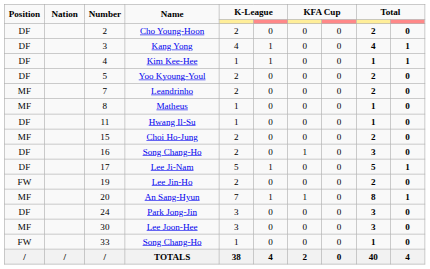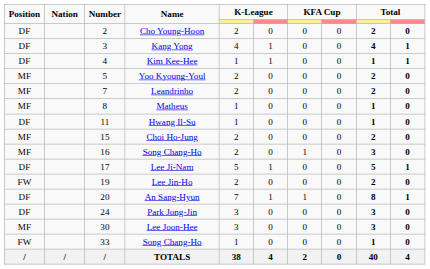(24, 76) DF -> (24, 76) MF
(24, 151) DF -> (24, 151) MF
(24, 196) MF -> (24, 196) DF
